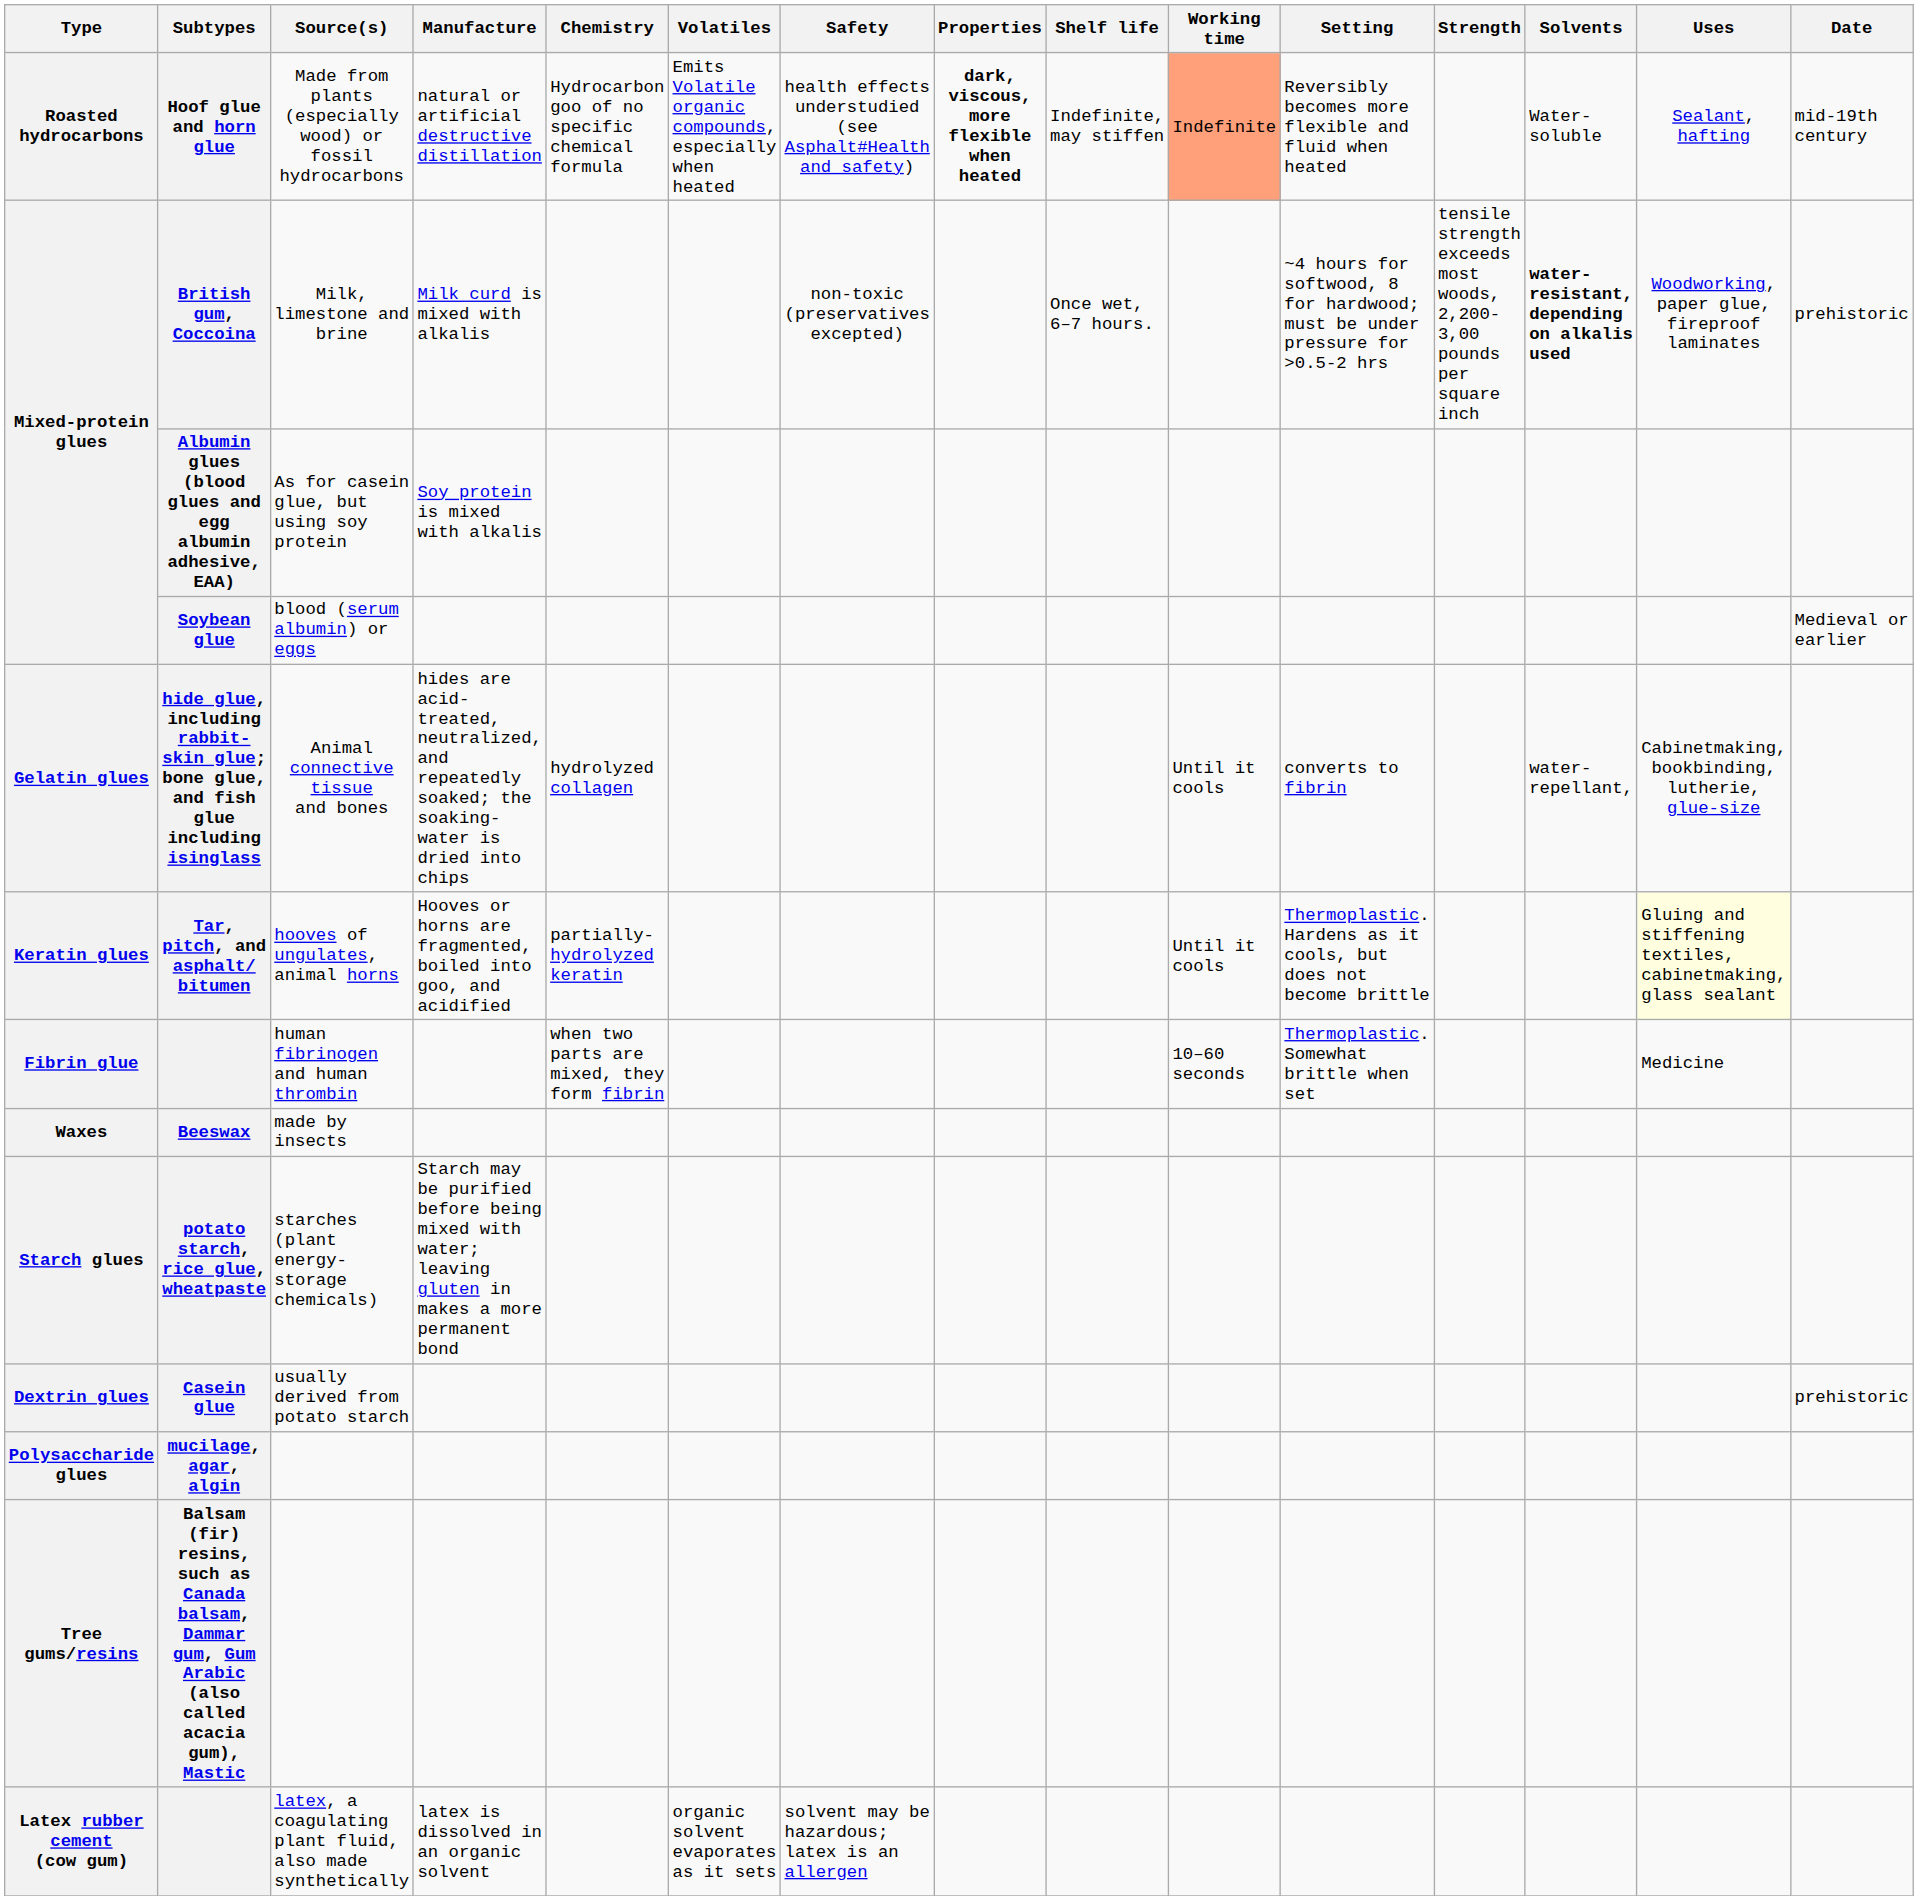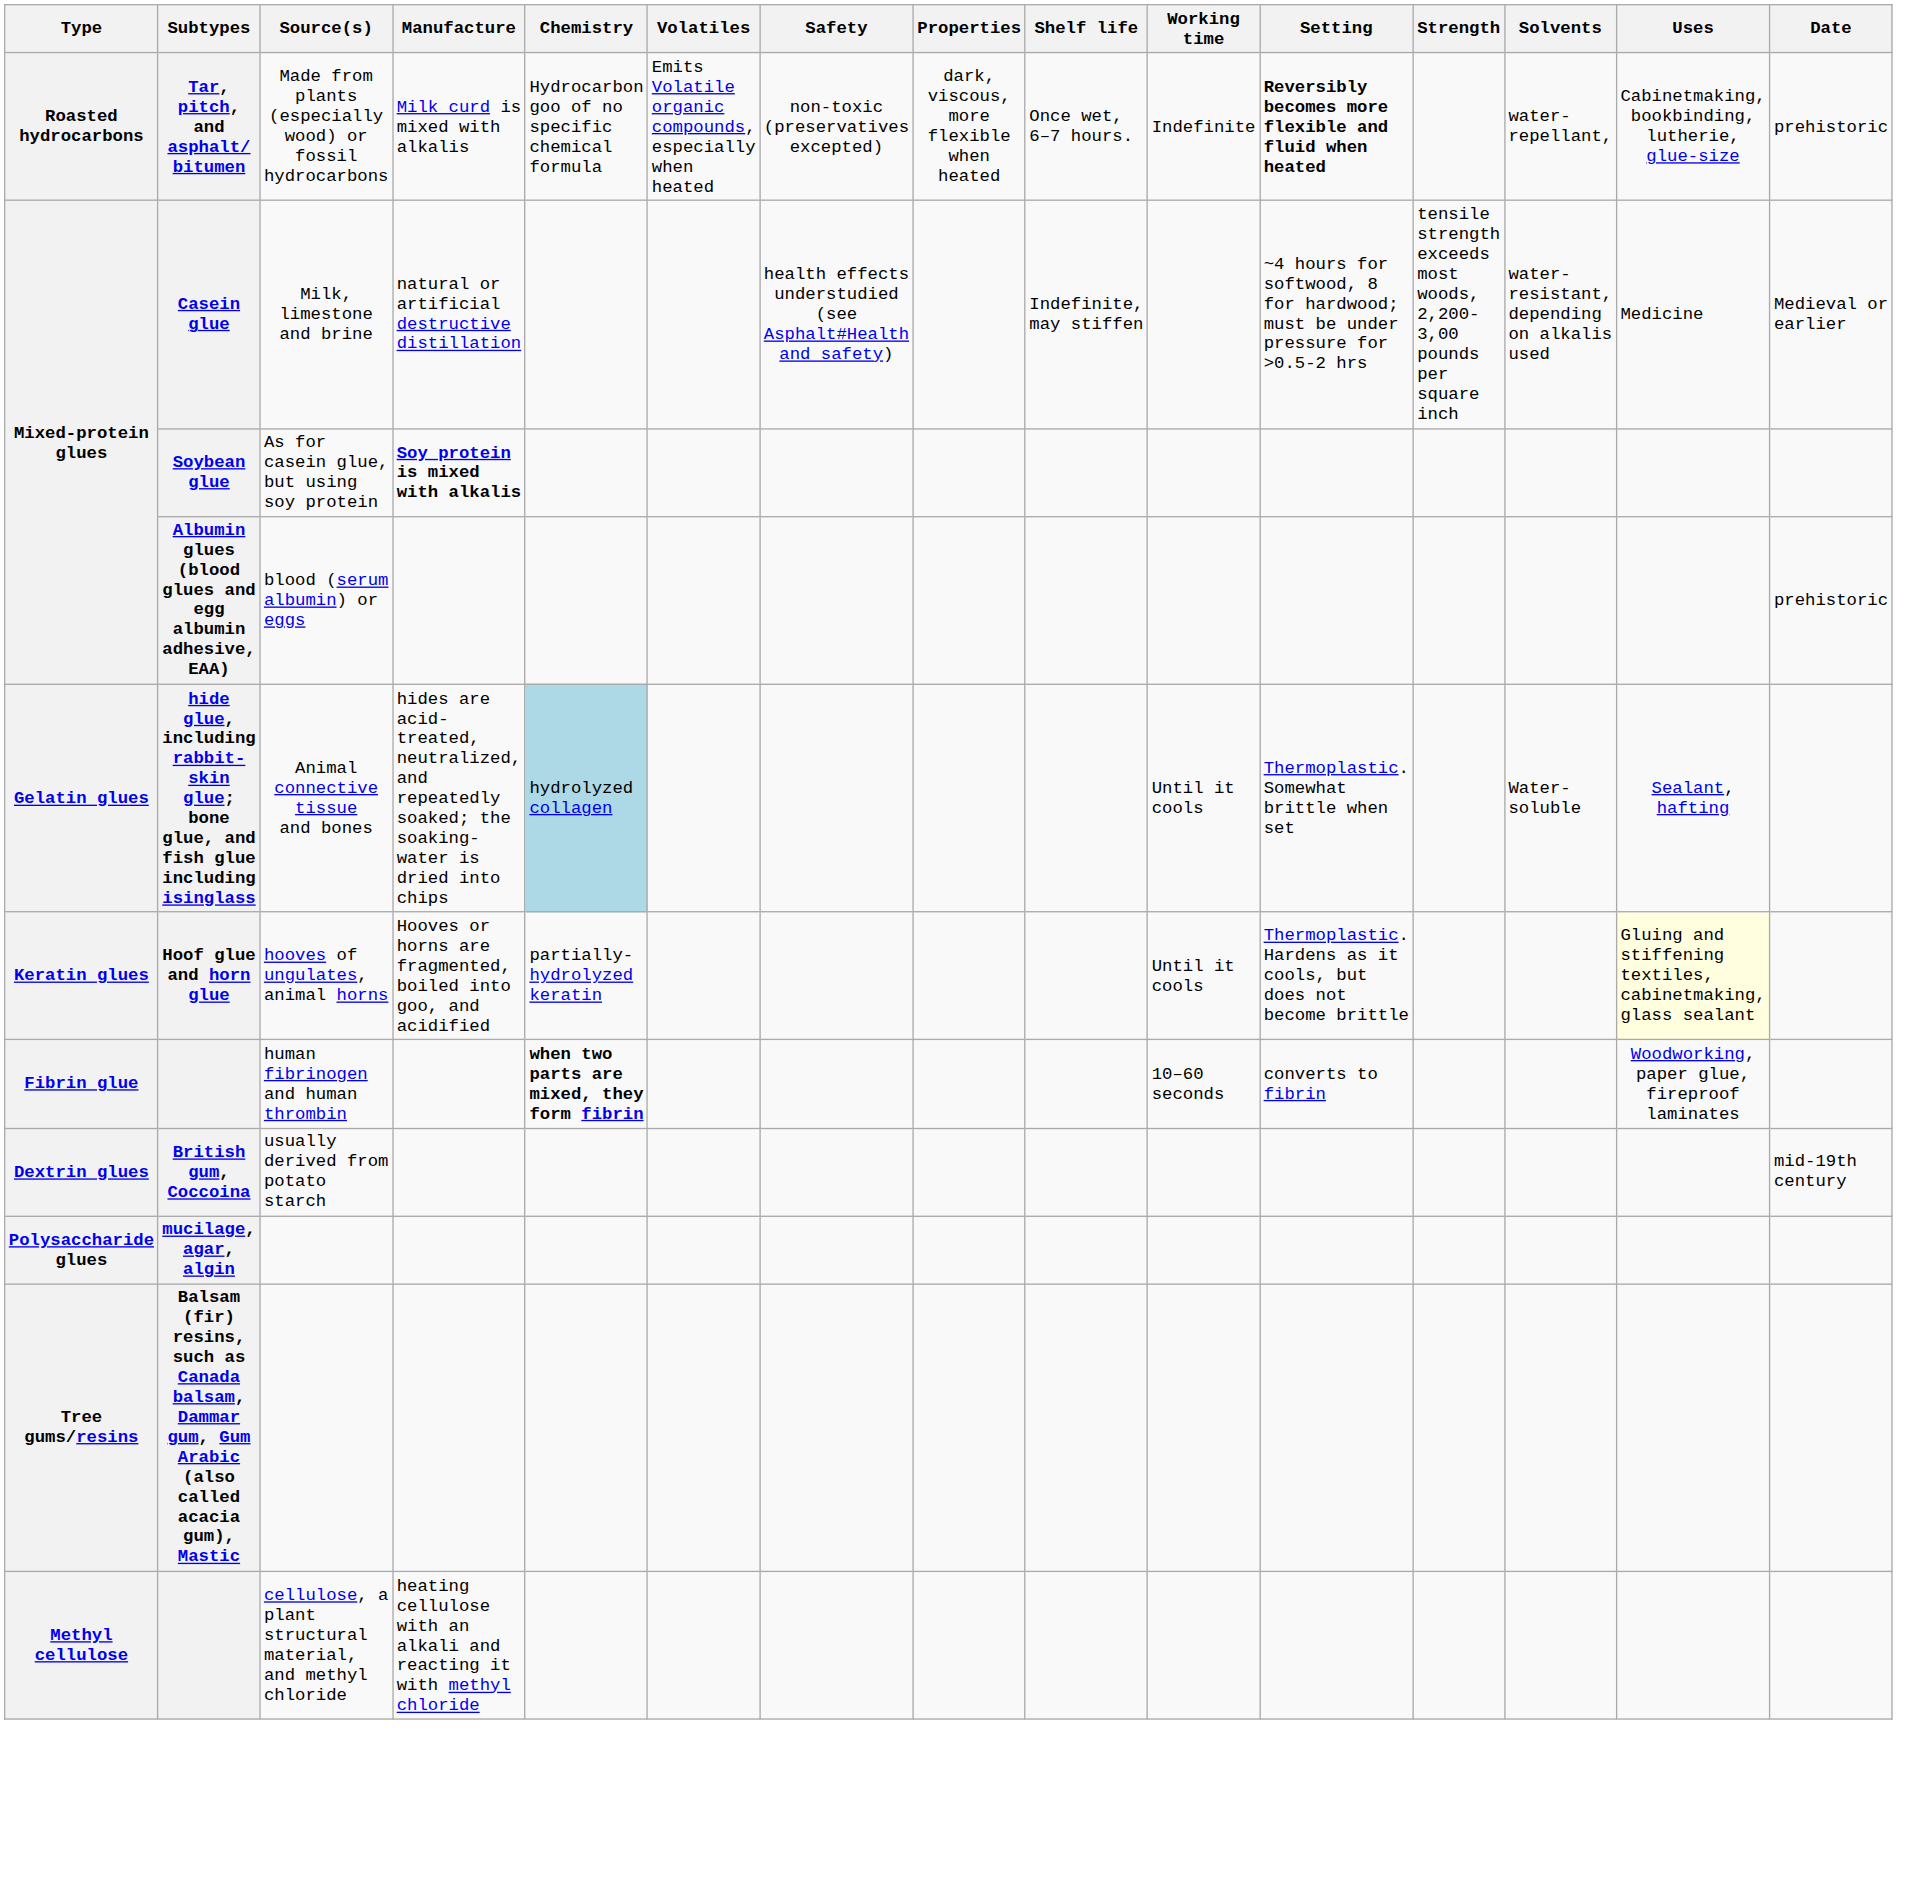(214, 127) Hoof glue and horn glue -> (209, 127) Tar, pitch, and asphalt/ bitumen
(480, 127) natural or artificial destructive distillation -> (459, 127) Milk curd is mixed with alkalis
(857, 127) health effects understudied (see Asphalt#Health and safety) -> (836, 127) non-toxic (preservatives excepted)
(990, 127) bold -> (969, 127) normal
(1107, 127) Indefinite, may stiffen -> (1081, 127) Once wet, 6–7 hours.
(1224, 127) lightsalmon background -> (1204, 127) no background
(1347, 127) normal -> (1326, 127) bold
(1565, 127) Water-soluble -> (1560, 127) water-repellant,
(1714, 127) Sealant, hafting -> (1693, 127) Cabinetmaking, bookbinding, lutherie, glue-size
(1836, 127) mid-19th century -> (1831, 127) prehistoric
(214, 315) British gum, Coccoina -> (209, 315) Casein glue
(480, 315) Milk curd is mixed with alkalis -> (459, 315) natural or artificial destructive distillation
(857, 315) non-toxic (preservatives excepted) -> (836, 315) health effects understudied (see Asphalt#Health and safety)
(1102, 315) Once wet, 6–7 hours. -> (1086, 315) Indefinite, may stiffen
(1581, 315) bold -> (1560, 315) normal
(1714, 315) Woodworking, paper glue, fireproof laminates -> (1662, 315) Medicine
(1852, 315) prehistoric -> (1831, 315) Medieval or earlier
(214, 512) Albumin glues (blood glues and egg albumin adhesive, EAA) -> (209, 472) Soybean glue
(480, 512) normal -> (459, 472) bold
(214, 630) Soybean glue -> (209, 600) Albumin glues (blood glues and egg albumin adhesive, EAA)
(1852, 630) Medieval or earlier -> (1831, 600) prehistoric
(602, 778) no background -> (581, 798) lightblue background
(1341, 778) converts to fibrin -> (1336, 798) Thermoplastic. Somewhat brittle when set
(1581, 778) water-repellant, -> (1545, 798) Water-soluble
(1714, 778) Cabinetmaking, bookbinding, lutherie, glue-size -> (1693, 798) Sealant, hafting
(214, 956) Tar, pitch, and asphalt/ bitumen -> (209, 976) Hoof glue and horn glue
(607, 1064) normal -> (586, 1084) bold
(1357, 1064) Thermoplastic. Somewhat brittle when set -> (1321, 1084) converts to fibrin
(1683, 1064) Medicine -> (1693, 1084) Woodworking, paper glue, fireproof laminates
- row: (81, 1132)
- row: (81, 1260)
(214, 1398) Casein glue -> (209, 1172) British gum, Coccoina
(1852, 1398) prehistoric -> (1815, 1172) mid-19th century
- row: (81, 1841)
+ row: (81, 1645)
